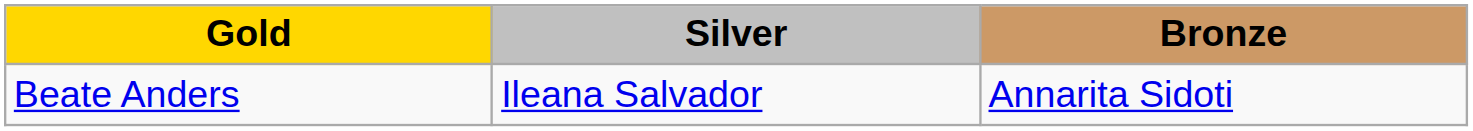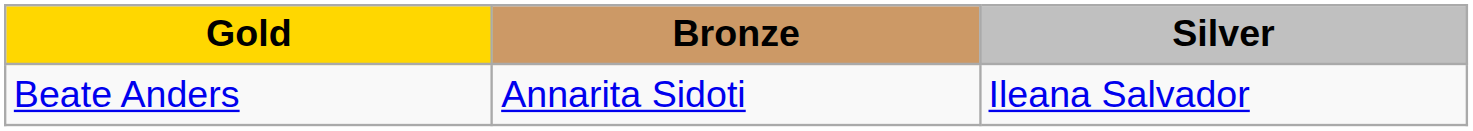columns swapped: (736, 34) <-> (1223, 34)
